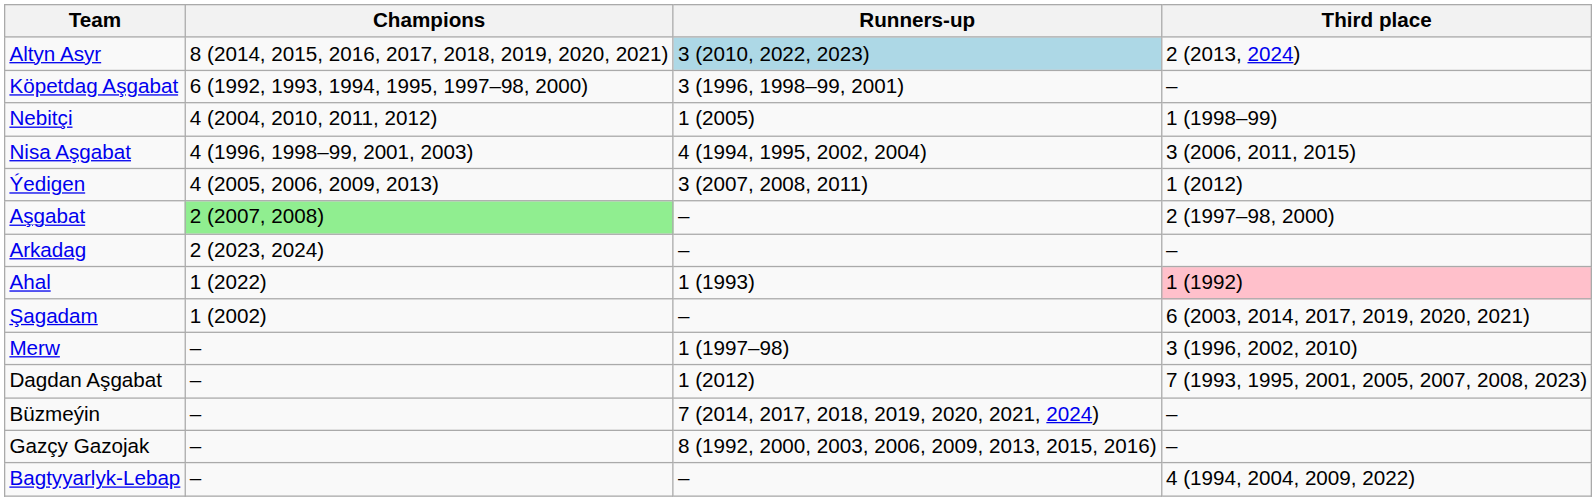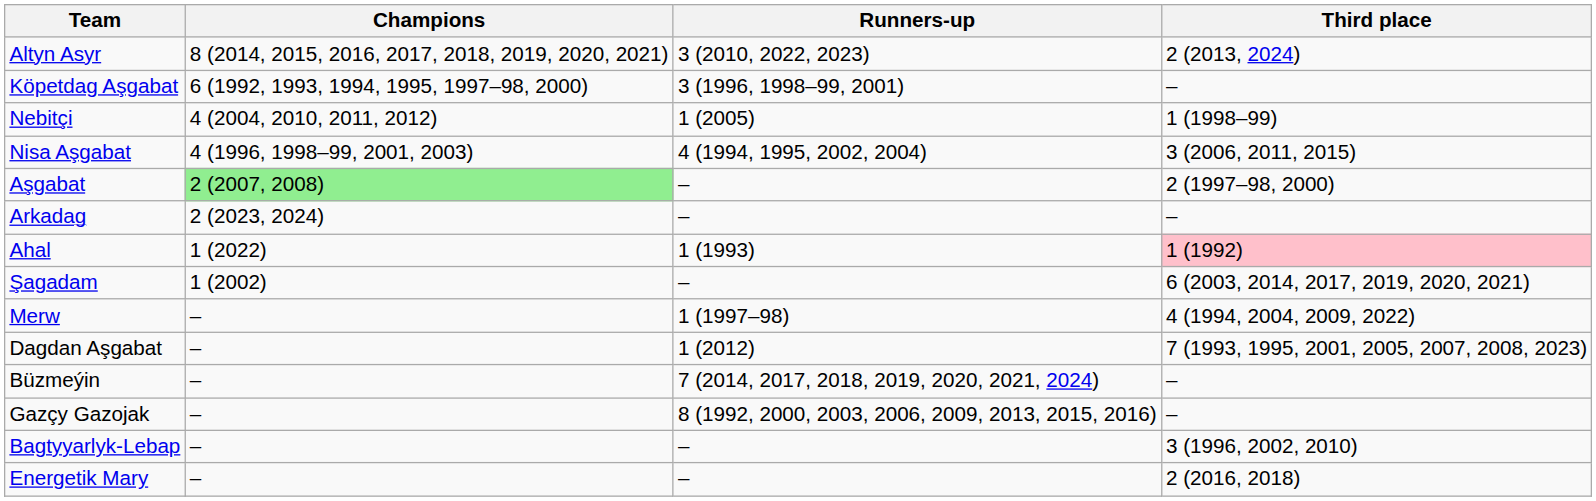(774, 53) lightblue background -> (774, 53) no background
- row: (47, 184)
(1262, 348) 3 (1996, 2002, 2010) -> (1291, 315) 4 (1994, 2004, 2009, 2022)
(1291, 479) 4 (1994, 2004, 2009, 2022) -> (1262, 446) 3 (1996, 2002, 2010)
+ row: (79, 479)
